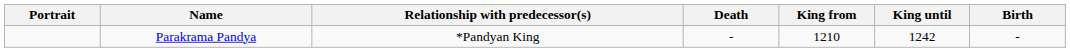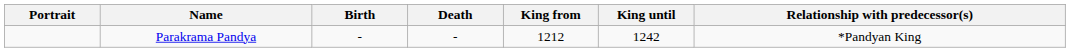columns swapped: (1018, 15) <-> (498, 15)
(827, 36) 1210 -> (551, 36) 1212
